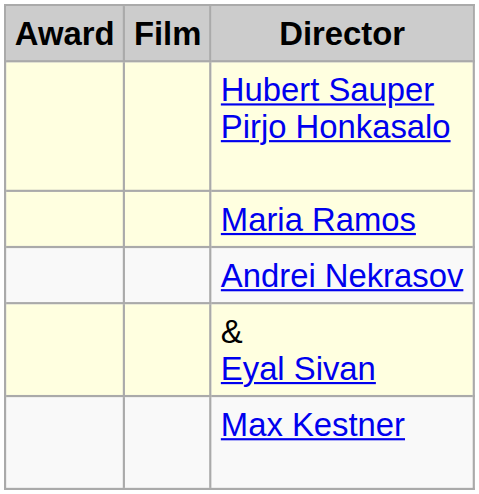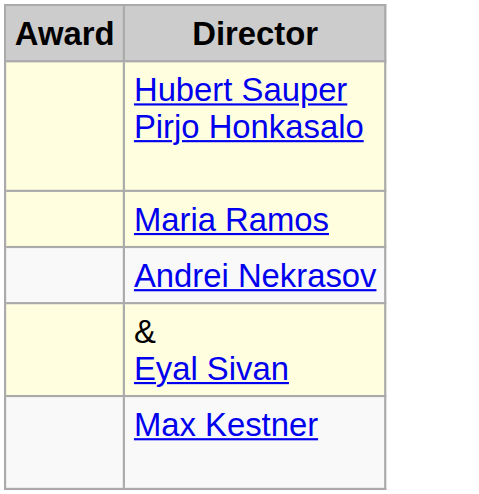- column: (168, 33)
